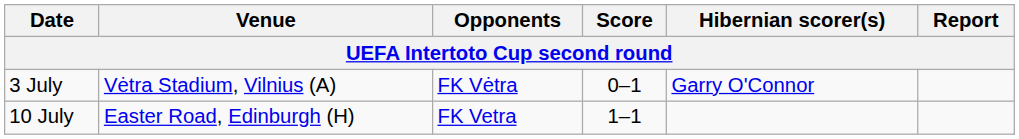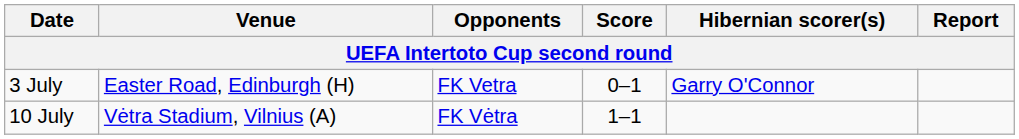(220, 85) Vėtra Stadium, Vilnius (A) -> (229, 85) Easter Road, Edinburgh (H)
(478, 85) FK Vėtra -> (477, 85) FK Vetra
(229, 117) Easter Road, Edinburgh (H) -> (220, 117) Vėtra Stadium, Vilnius (A)
(477, 117) FK Vetra -> (478, 117) FK Vėtra
